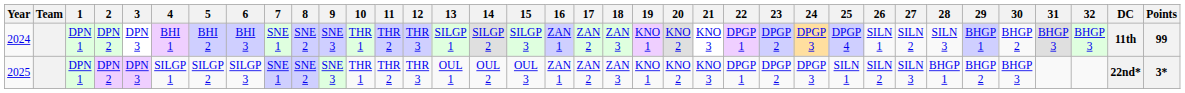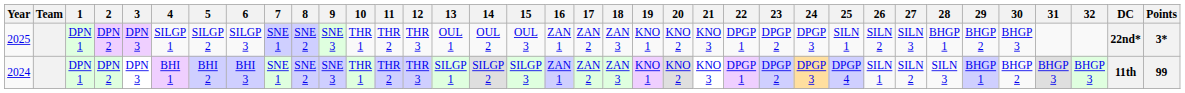rows swapped: (19, 39) <-> (19, 72)
